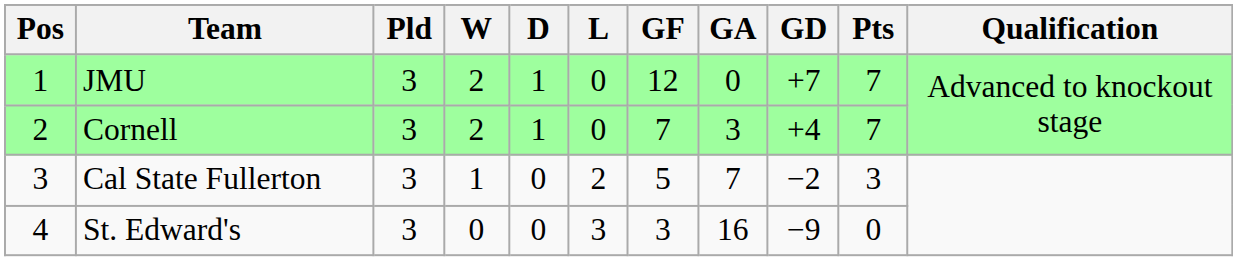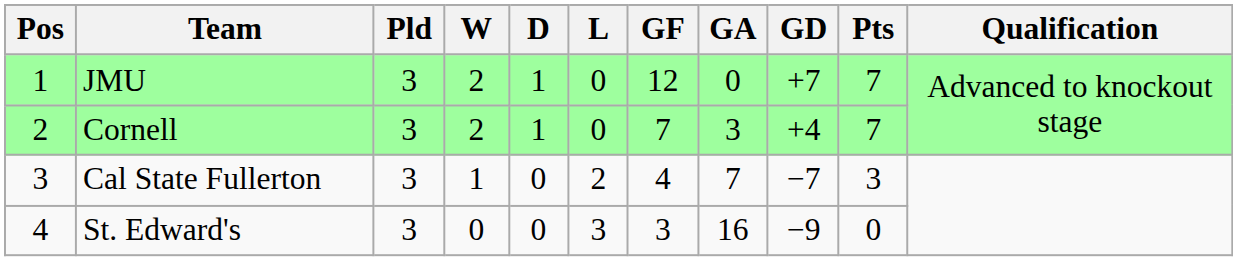(663, 179) 5 -> (663, 179) 4
(804, 179) −2 -> (804, 179) −7
